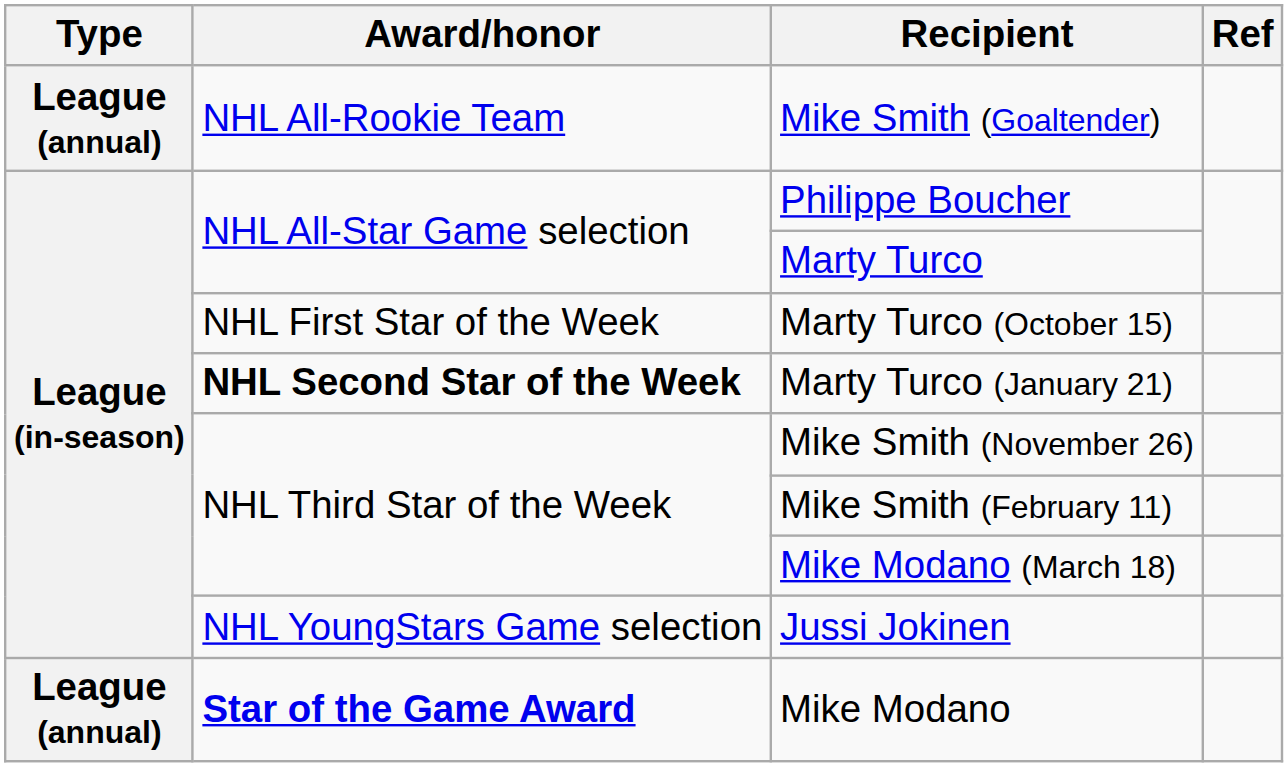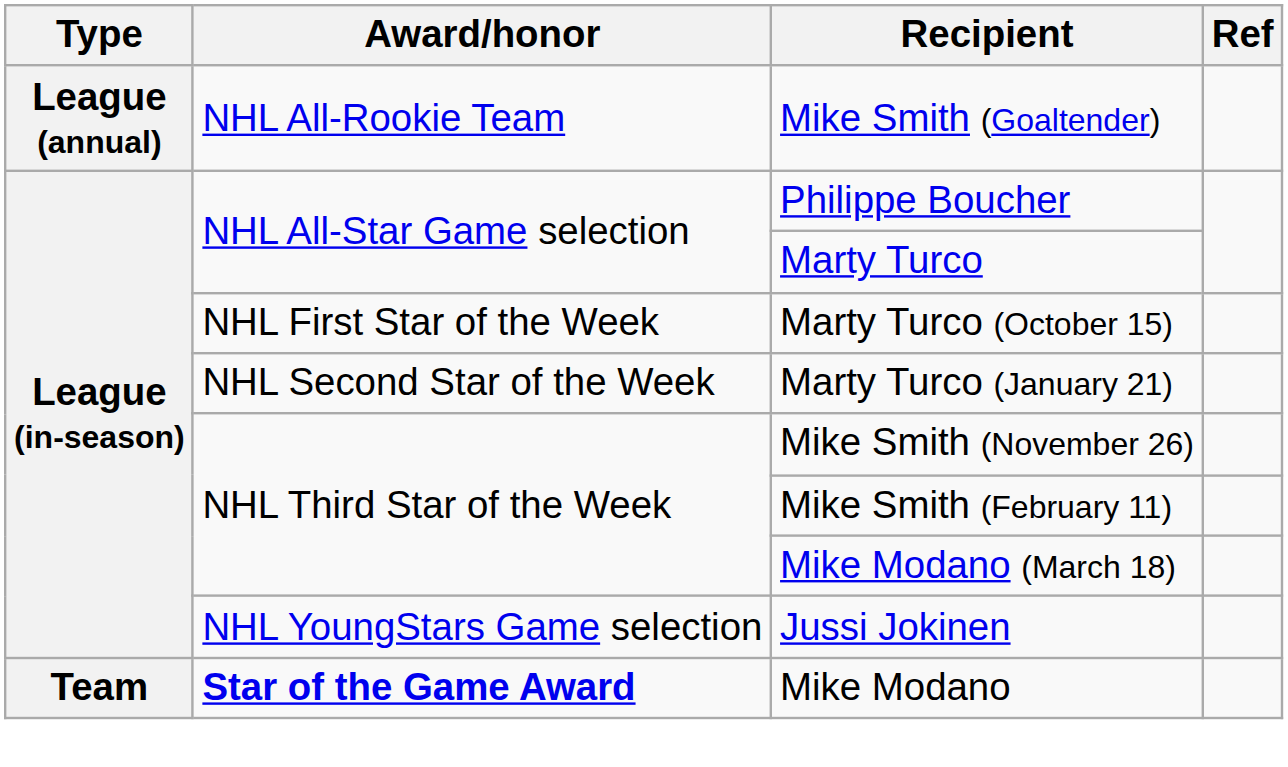(472, 382) bold -> (459, 382) normal
(99, 708) League (annual) -> (99, 687) Team
